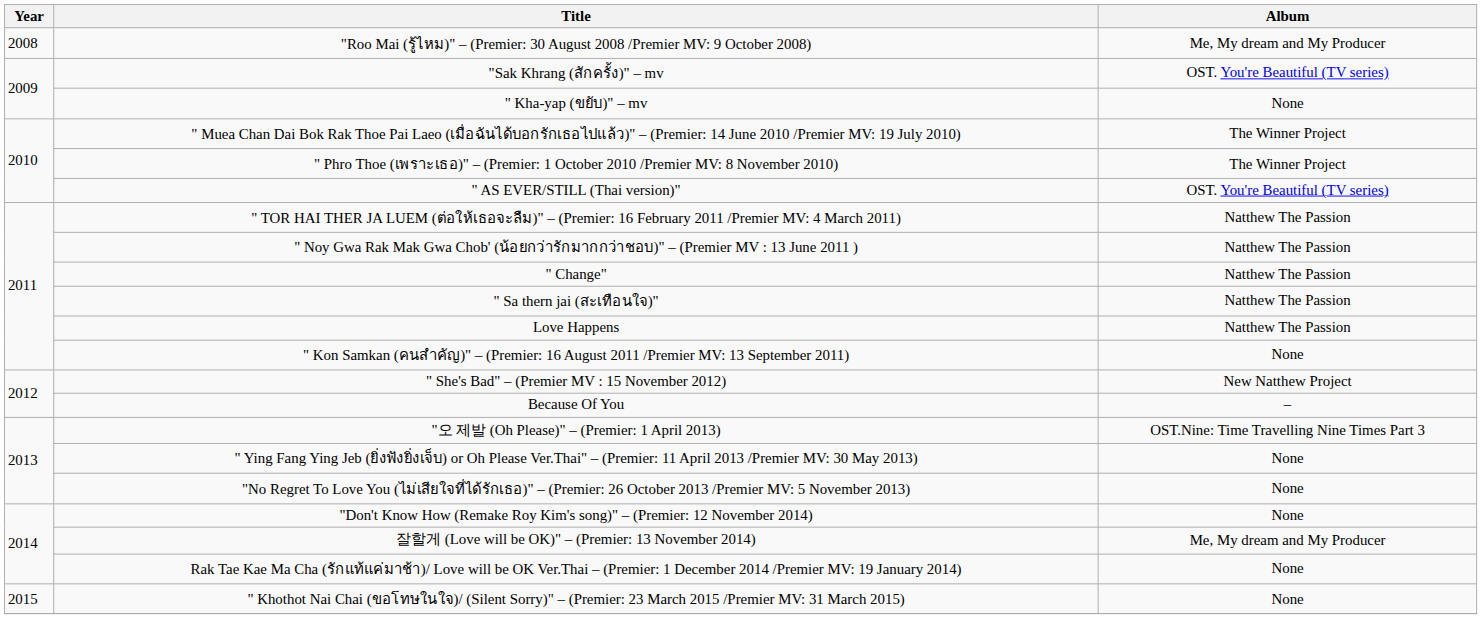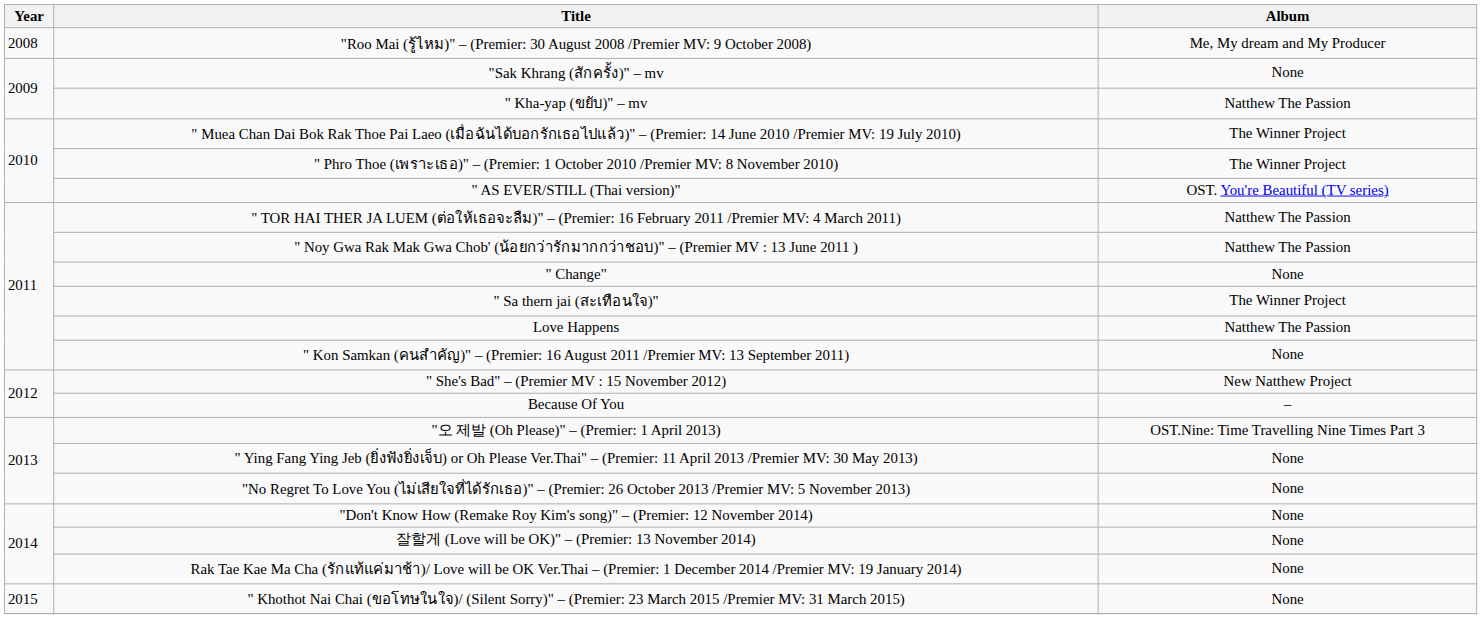(1288, 73) OST. You're Beautiful (TV series) -> (1288, 73) None
(1288, 103) None -> (1288, 103) Natthew The Passion
(1288, 274) Natthew The Passion -> (1288, 274) None
(1288, 301) Natthew The Passion -> (1288, 301) The Winner Project
(1288, 540) Me, My dream and My Producer -> (1288, 540) None
